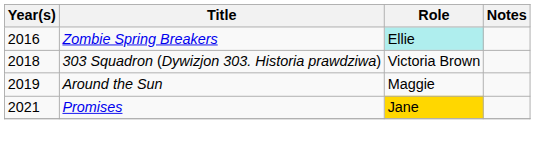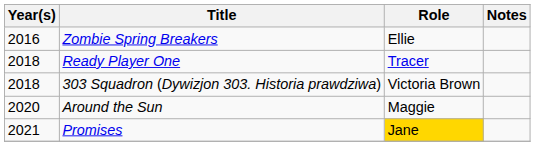(401, 38) paleturquoise background -> (401, 38) no background
+ row: (121, 61)
(24, 84) 2019 -> (24, 107) 2020
